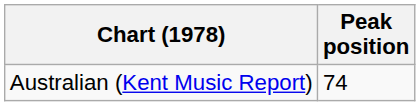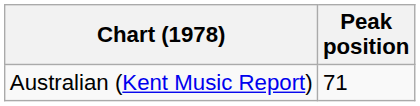(335, 82) 74 -> (335, 82) 71
